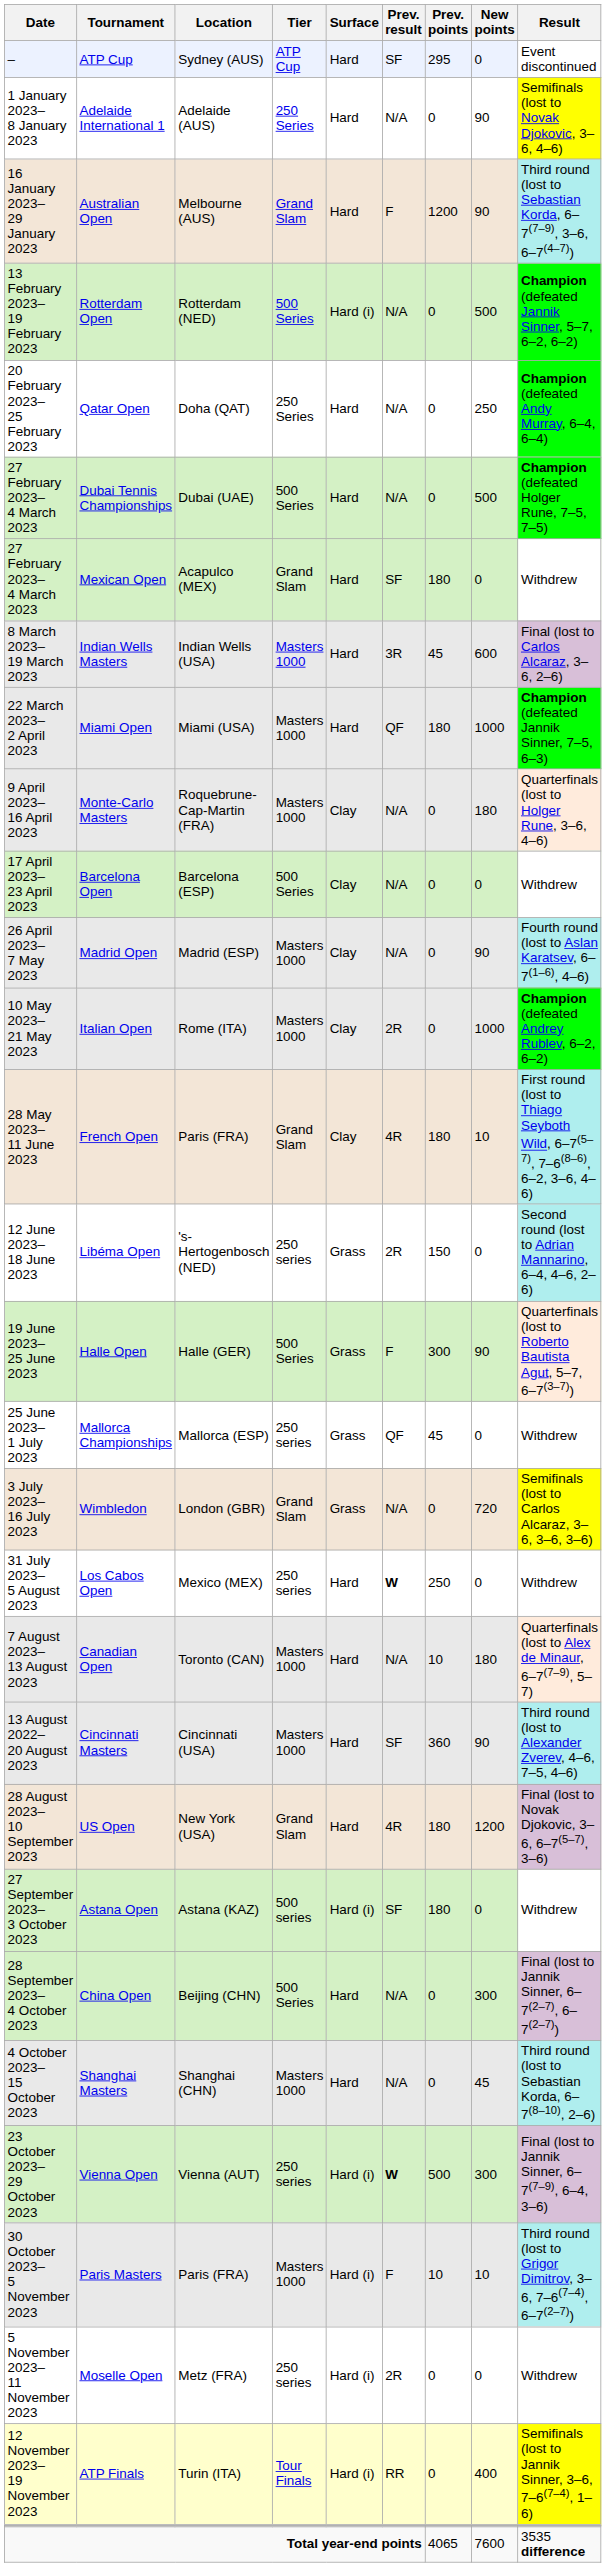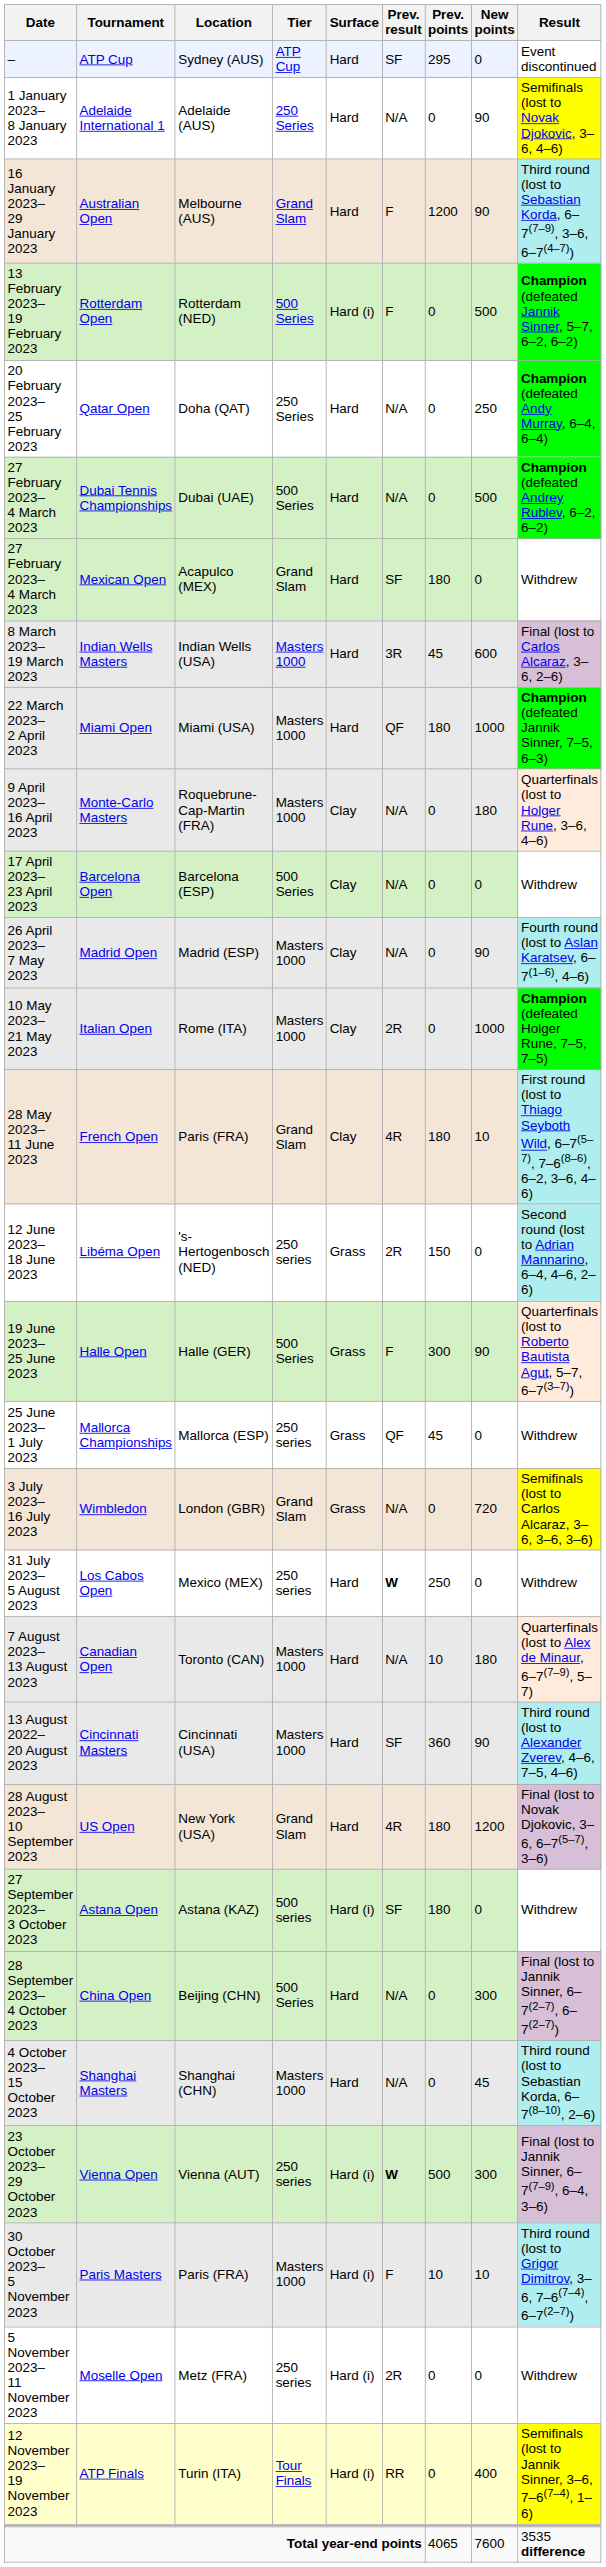(396, 311) N/A -> (389, 311) F
(554, 498) Champion (defeated Holger Rune, 7–5, 7–5) -> (558, 498) Champion (defeated Andrey Rublev, 6–2, 6–2)
(558, 1028) Champion (defeated Andrey Rublev, 6–2, 6–2) -> (554, 1028) Champion (defeated Holger Rune, 7–5, 7–5)
